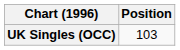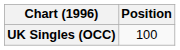(147, 34) 103 -> (147, 34) 100
